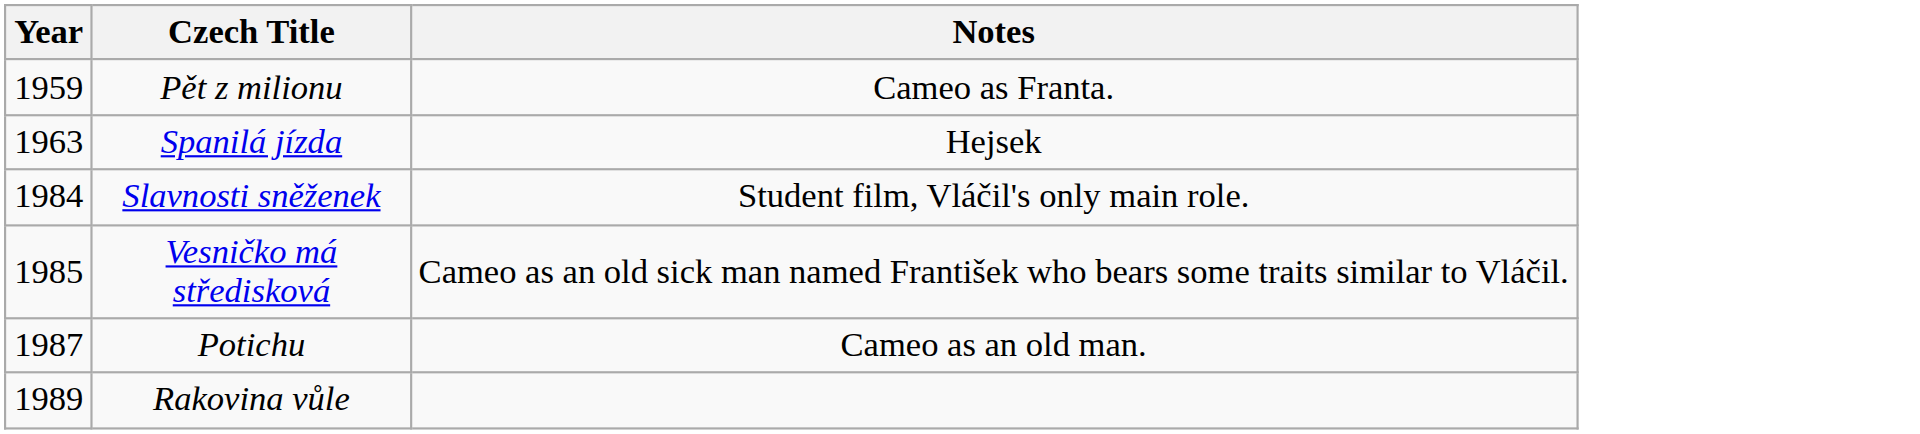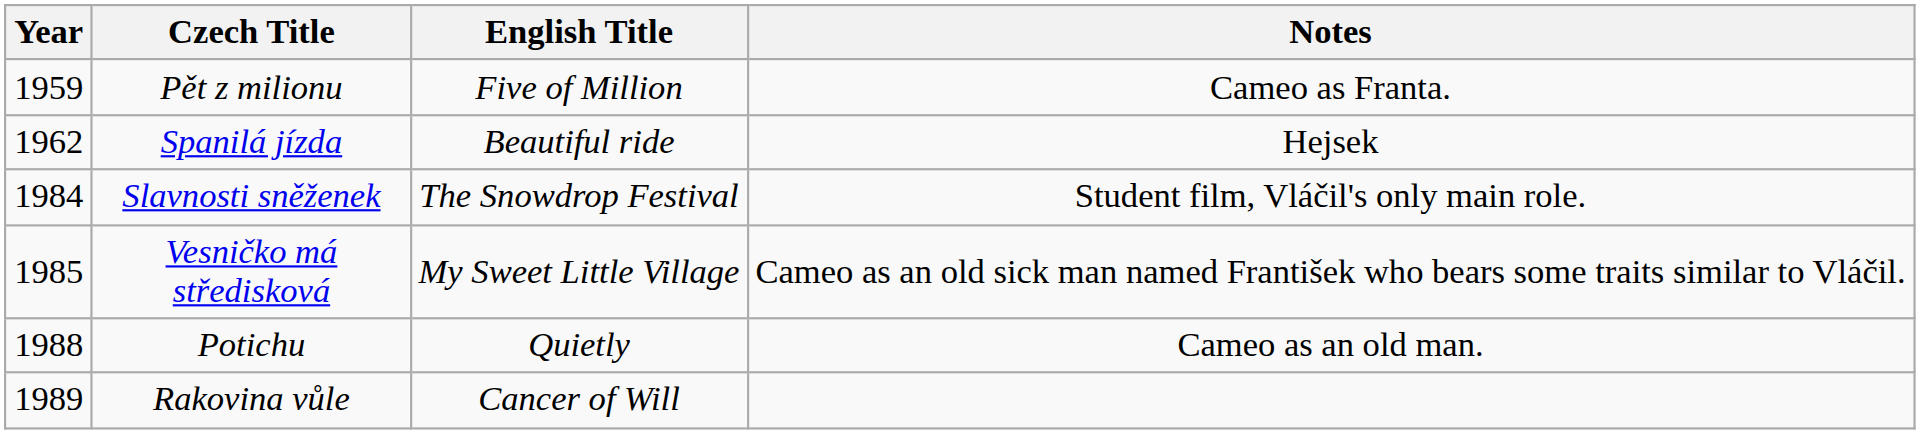+ column: (579, 31)
(49, 141) 1963 -> (49, 141) 1962
(49, 344) 1987 -> (49, 344) 1988
